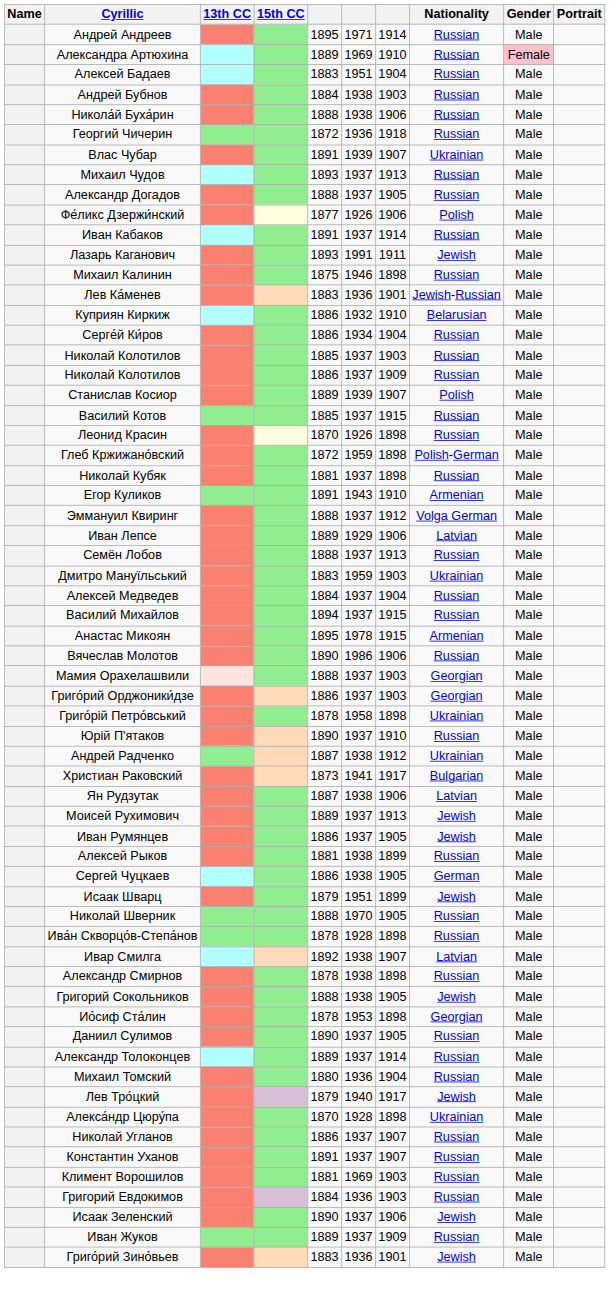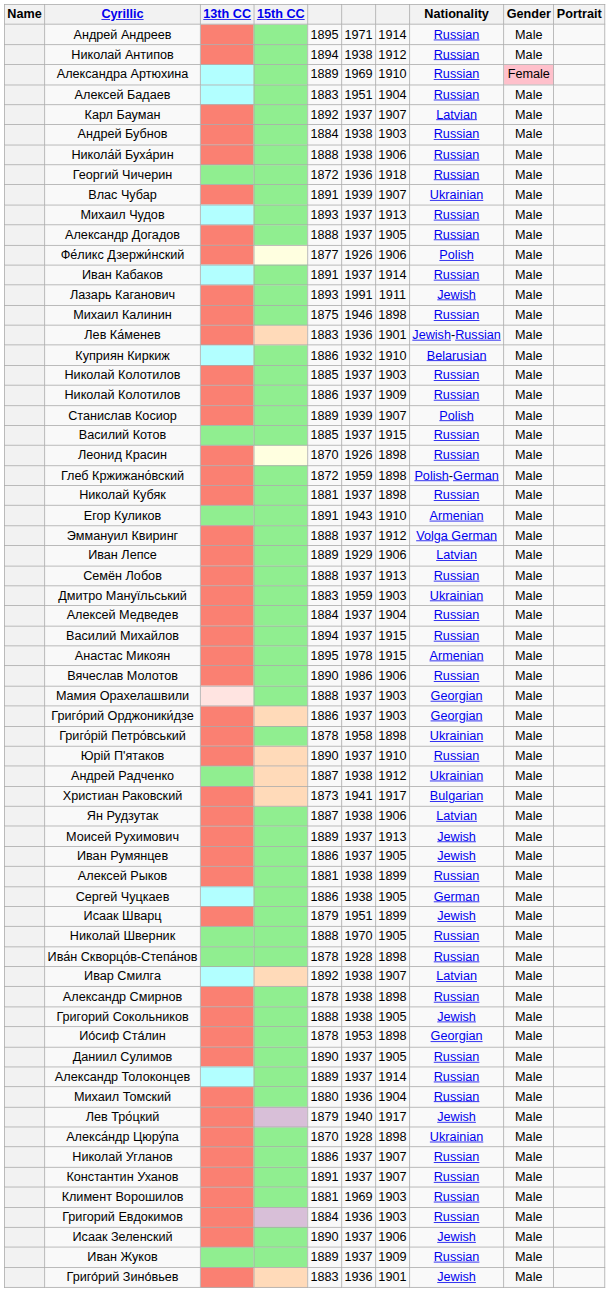+ row: (25, 55)
+ row: (25, 115)
- row: (25, 335)
